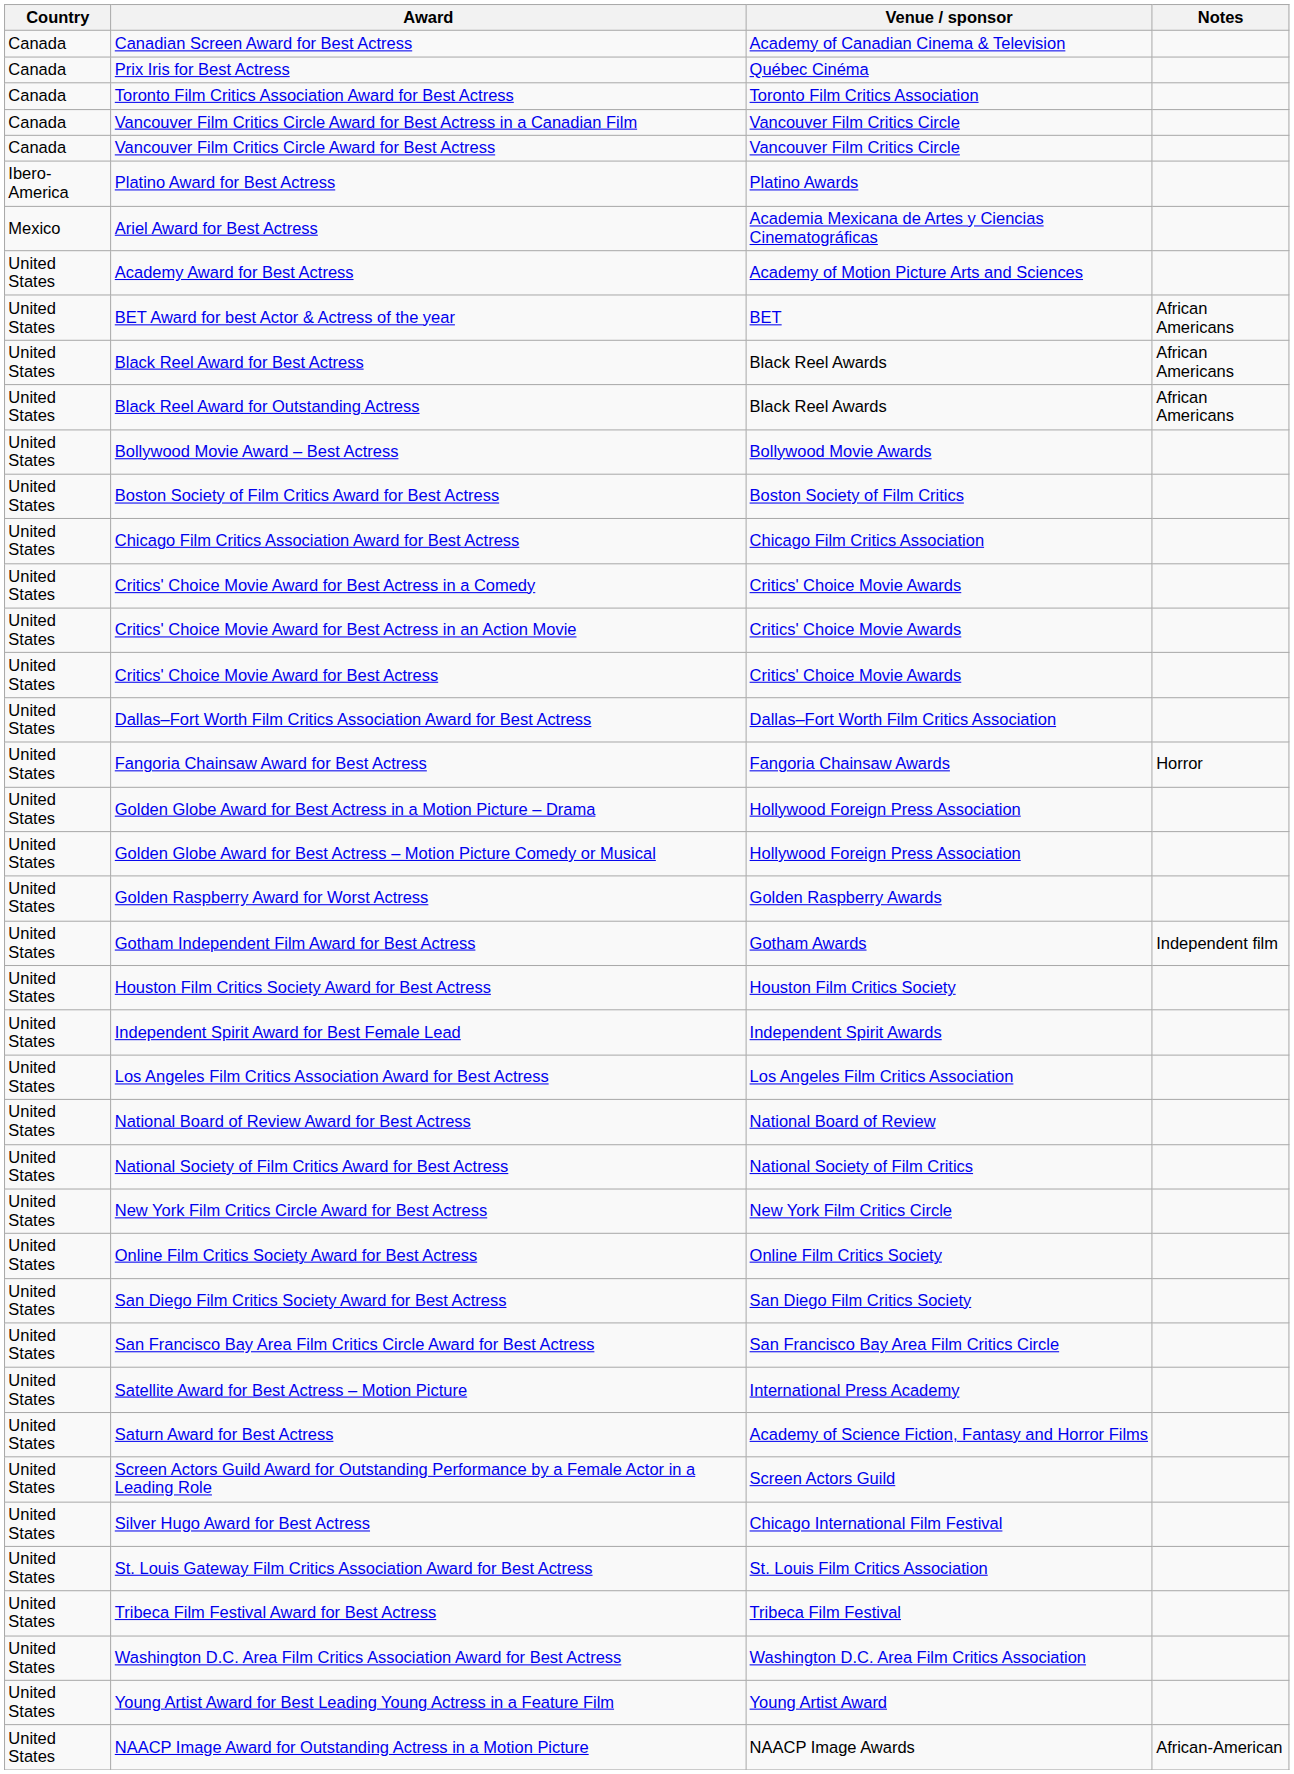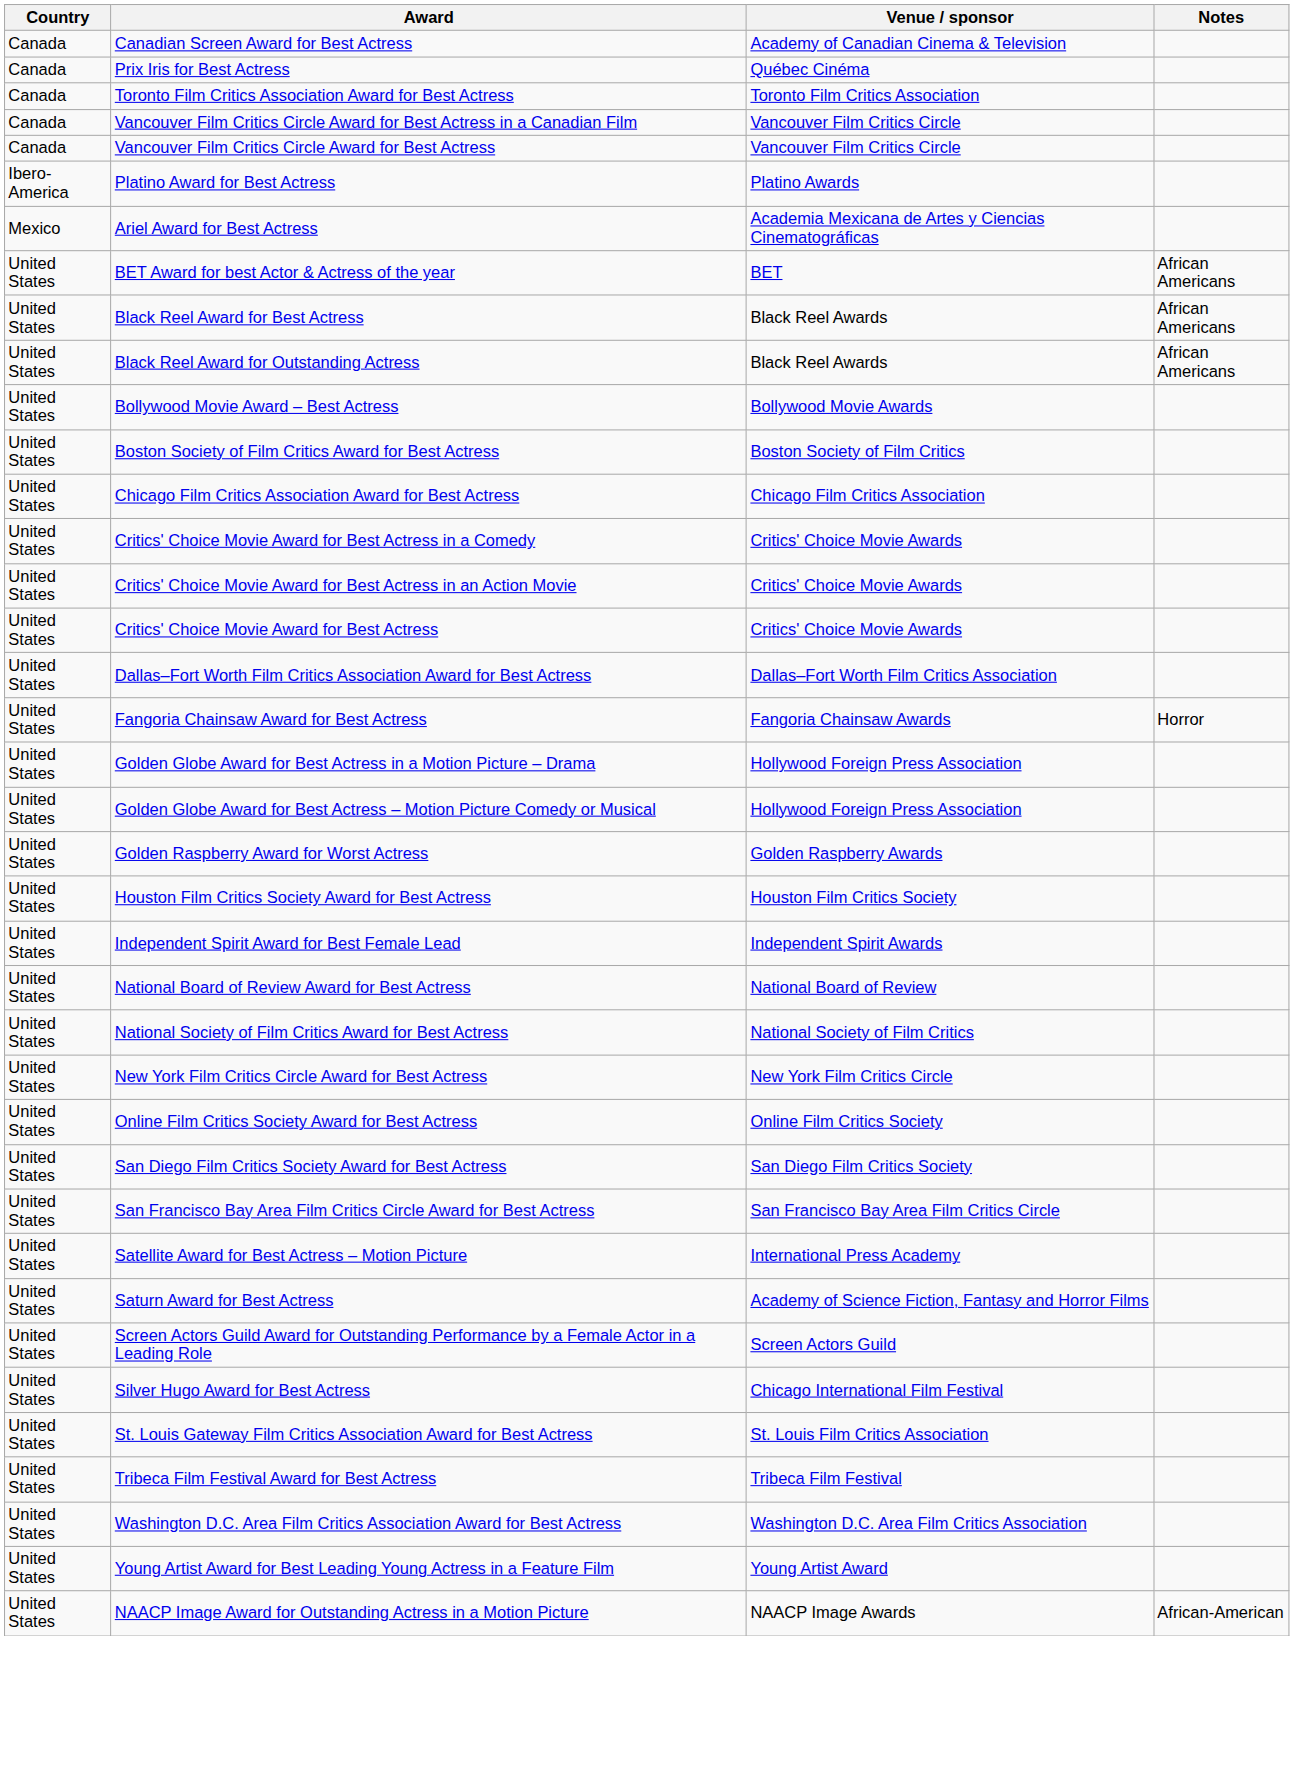- row: (234, 273)
- row: (295, 943)
- row: (332, 1077)
